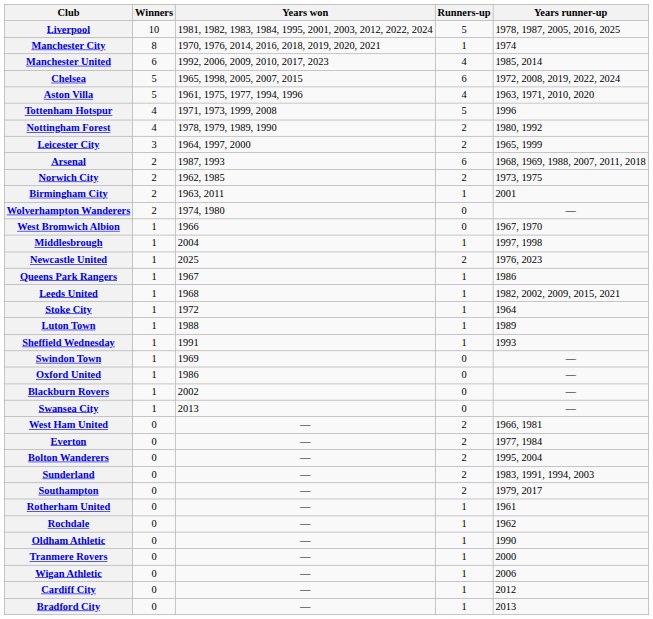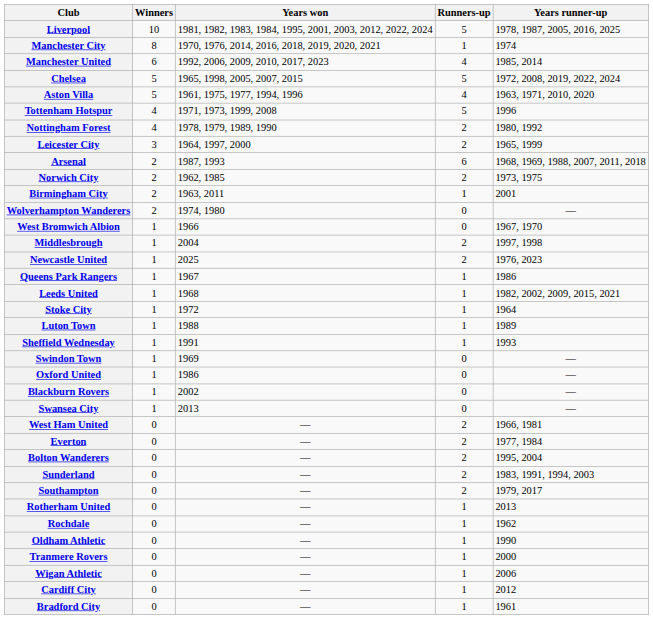(464, 78) 6 -> (464, 78) 5
(464, 243) 1 -> (464, 243) 2
(506, 507) 1961 -> (506, 507) 2013
(506, 606) 2013 -> (506, 606) 1961
